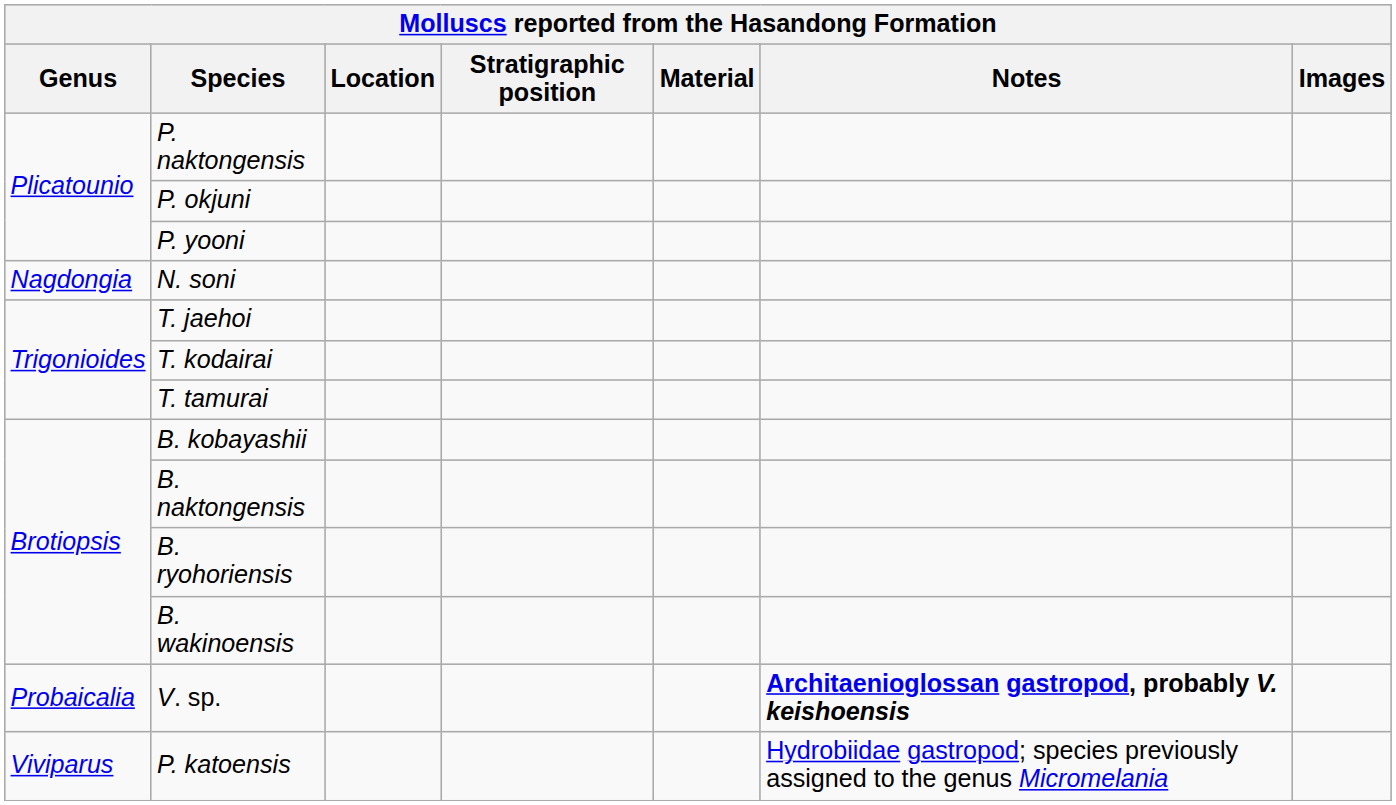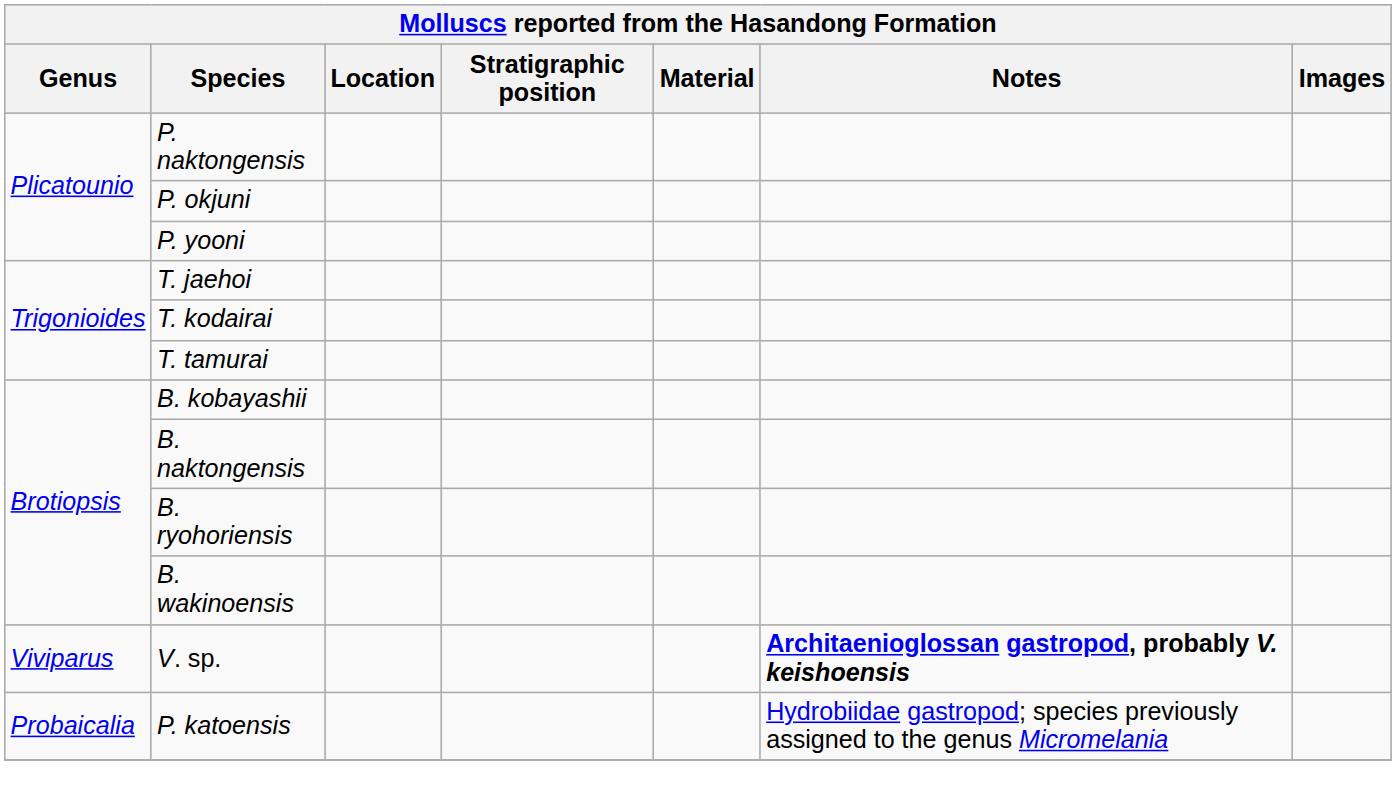- row: (196, 280)
(73, 697) Probaicalia -> (62, 657) Viviparus
(62, 765) Viviparus -> (73, 726) Probaicalia
